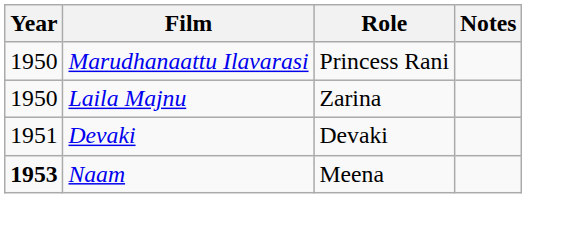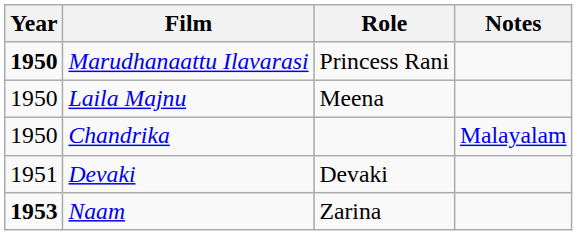(34, 60) normal -> (34, 60) bold
(350, 98) Zarina -> (352, 98) Meena
+ row: (119, 135)
(352, 173) Meena -> (350, 211) Zarina
